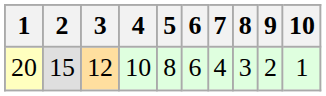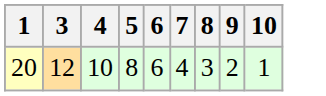- column: (62, 25)
